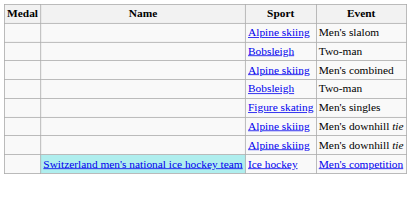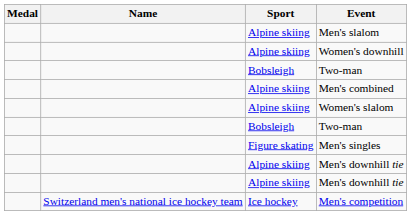+ row: (279, 51)
+ row: (279, 108)
(143, 164) paleturquoise background -> (143, 201) no background
